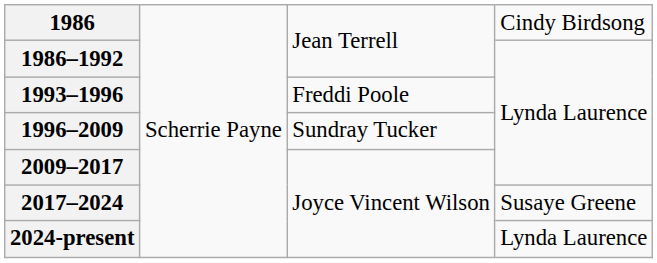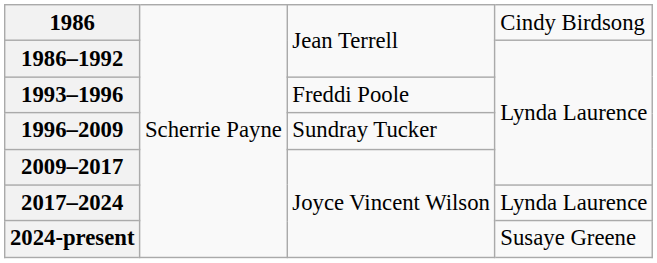(568, 202) Susaye Greene -> (574, 202) Lynda Laurence
(574, 238) Lynda Laurence -> (568, 238) Susaye Greene
